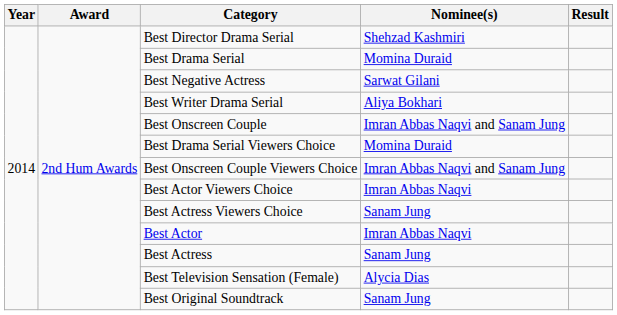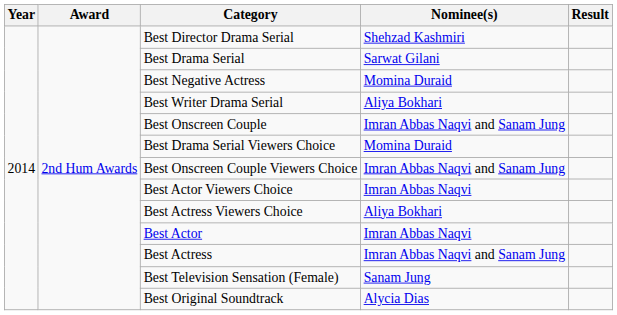(408, 59) Momina Duraid -> (402, 59) Sarwat Gilani
(402, 80) Sarwat Gilani -> (408, 80) Momina Duraid
(397, 211) Sanam Jung -> (403, 211) Aliya Bokhari
(397, 255) Sanam Jung -> (464, 255) Imran Abbas Naqvi and Sanam Jung
(396, 277) Alycia Dias -> (397, 277) Sanam Jung
(397, 299) Sanam Jung -> (396, 299) Alycia Dias
